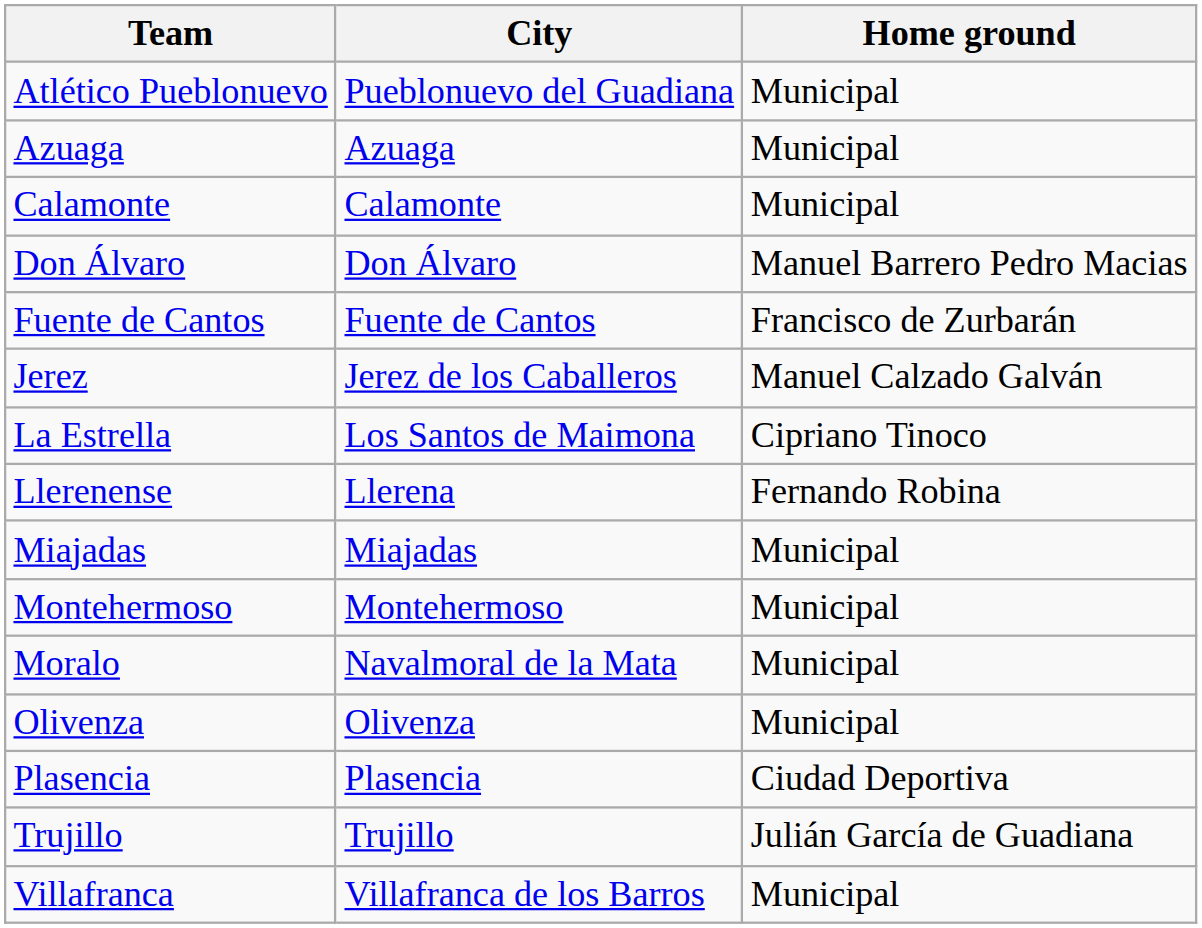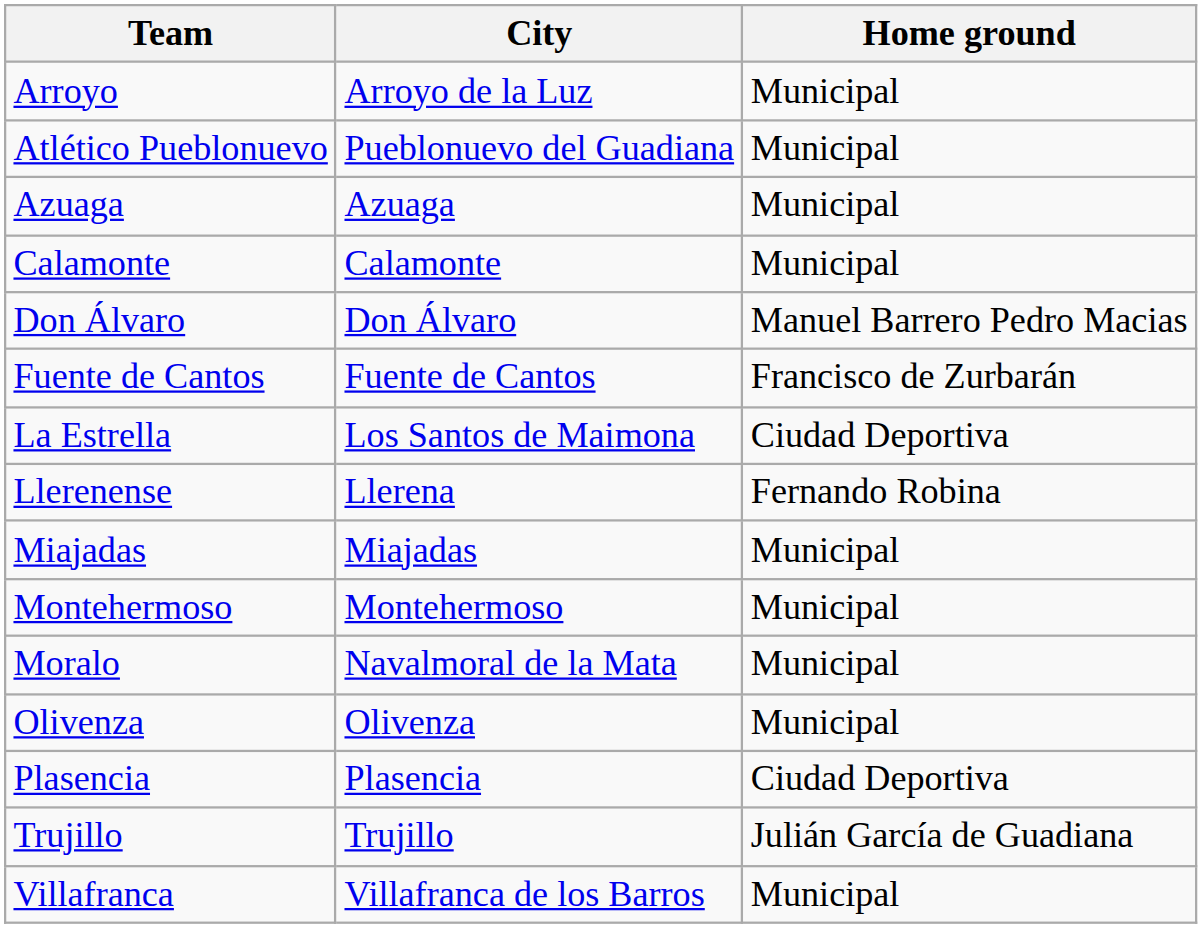+ row: (66, 90)
- row: (51, 377)
(869, 434) Cipriano Tinoco -> (880, 434) Ciudad Deportiva
